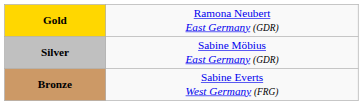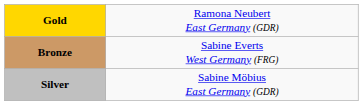rows swapped: (55, 52) <-> (55, 84)
